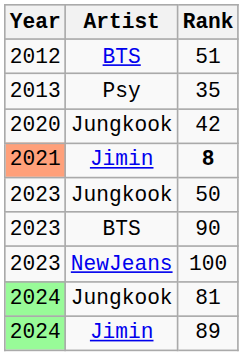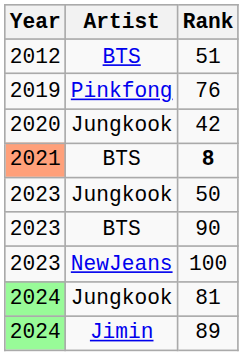- row: (208, 91)
+ row: (208, 91)
(122, 160) Jimin -> (122, 160) BTS
